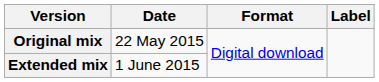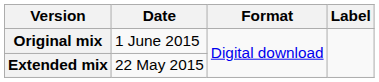(159, 41) 22 May 2015 -> (157, 41) 1 June 2015
(157, 65) 1 June 2015 -> (159, 65) 22 May 2015
